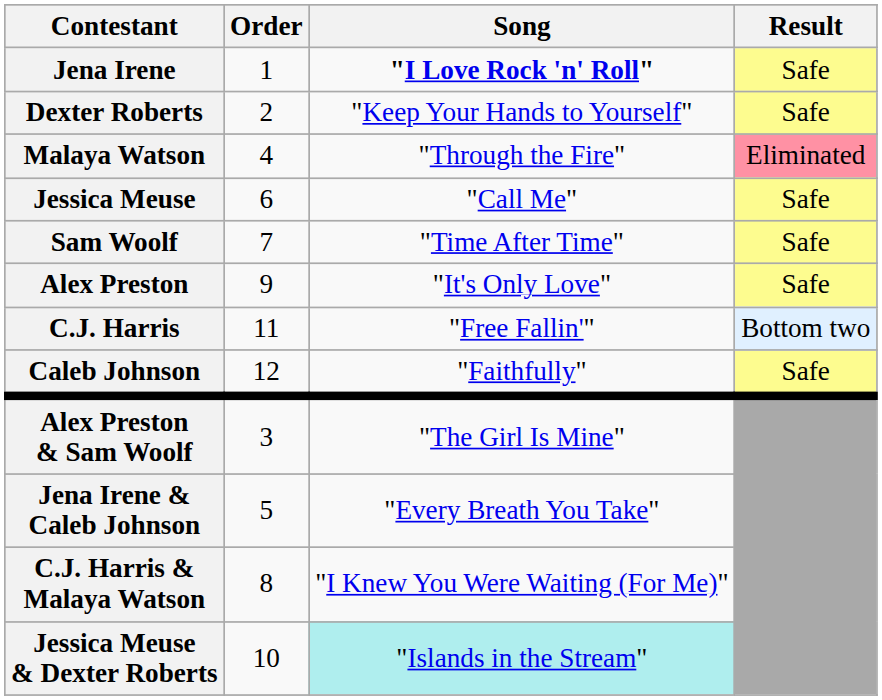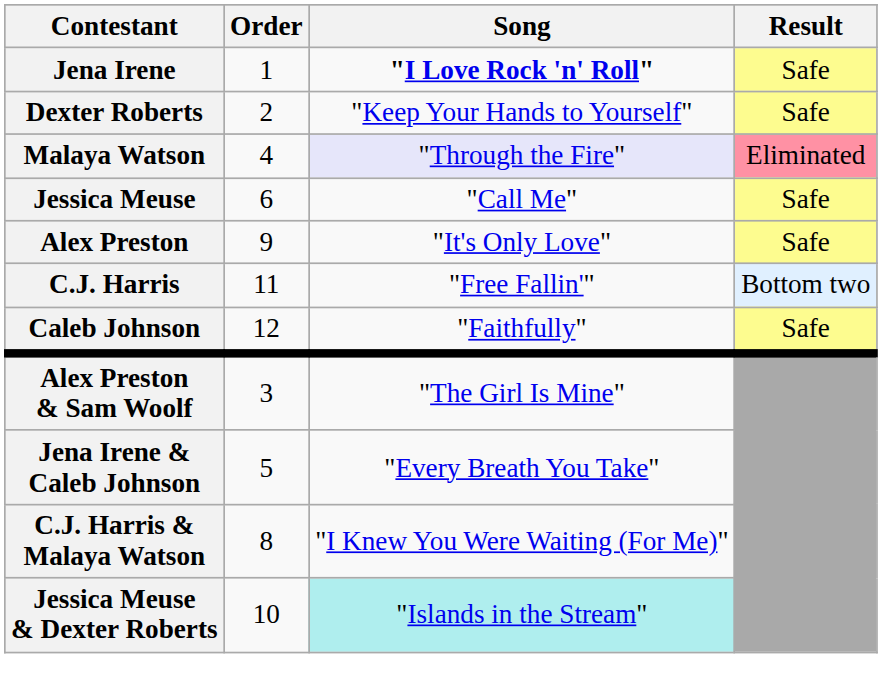(522, 155) no background -> (522, 155) lavender background
- row: (114, 241)
